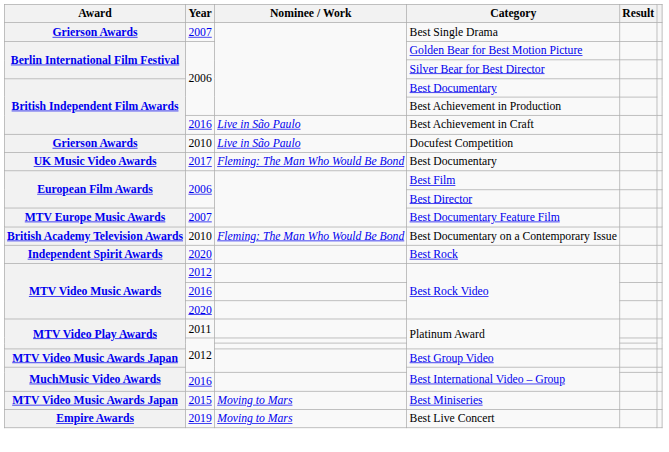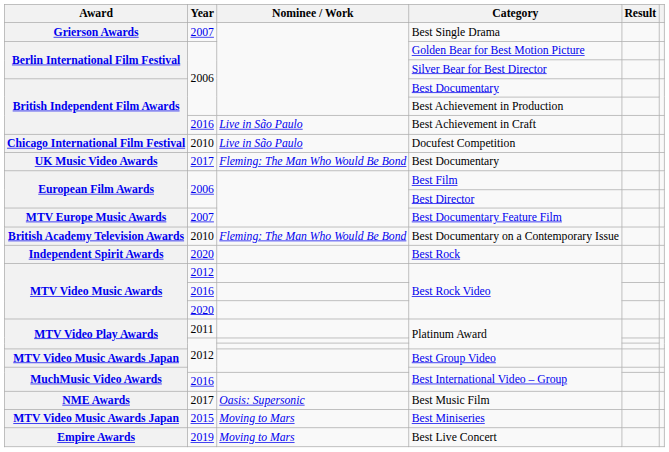(95, 143) Grierson Awards -> (96, 143) Chicago International Film Festival
+ row: (202, 400)
